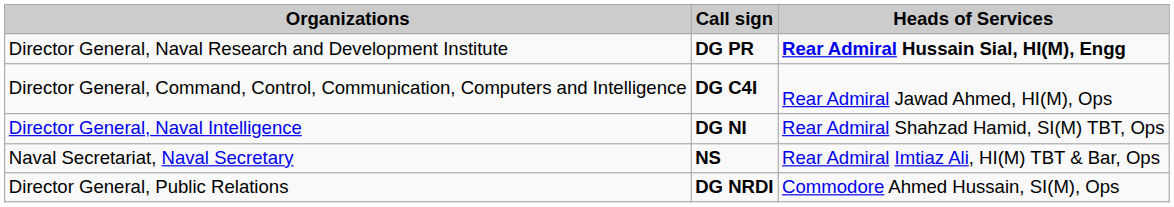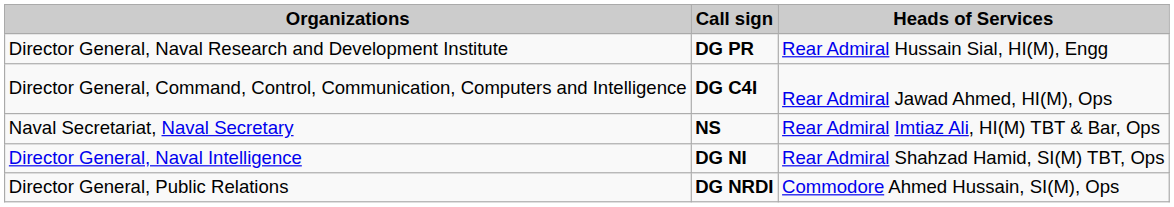(954, 48) bold -> (945, 48) normal
rows swapped: (151, 157) <-> (155, 128)
